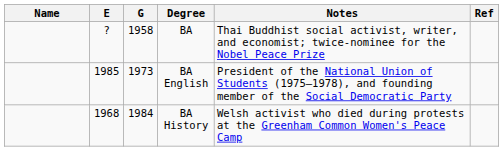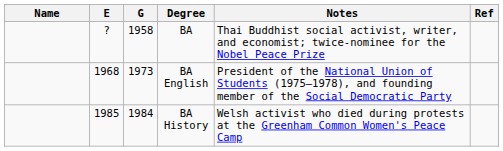(107, 72) 1985 -> (107, 72) 1968
(107, 113) 1968 -> (107, 113) 1985
